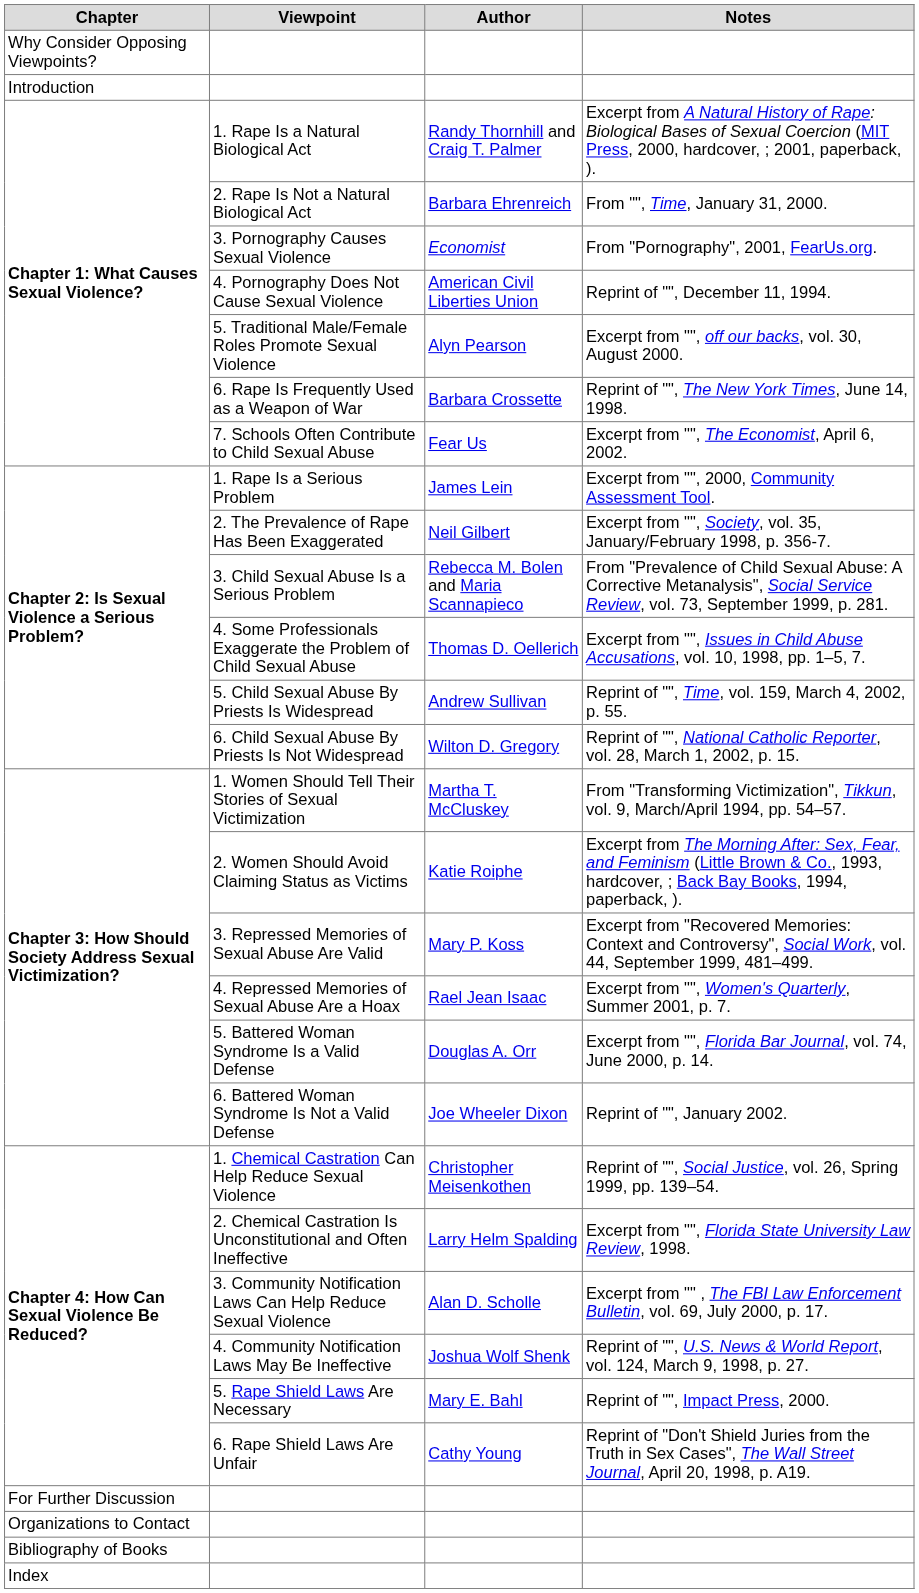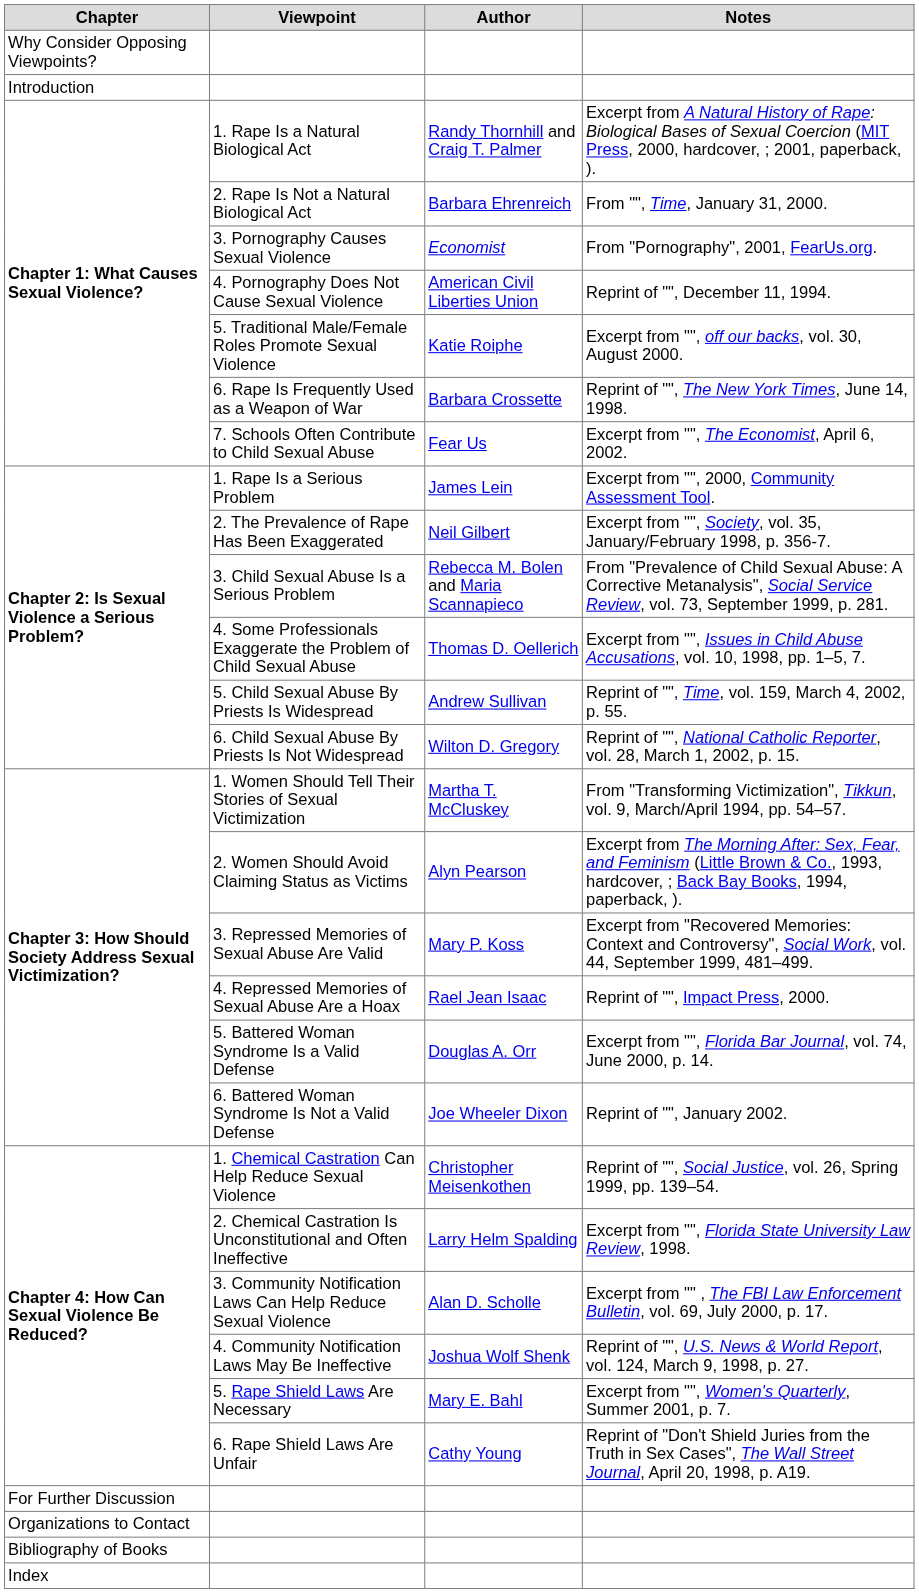(477, 345) Alyn Pearson -> (475, 345) Katie Roiphe
(475, 872) Katie Roiphe -> (477, 872) Alyn Pearson
(718, 997) Excerpt from "", Women's Quarterly, Summer 2001, p. 7. -> (708, 997) Reprint of "", Impact Press, 2000.
(708, 1400) Reprint of "", Impact Press, 2000. -> (718, 1400) Excerpt from "", Women's Quarterly, Summer 2001, p. 7.
